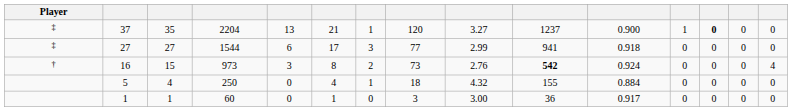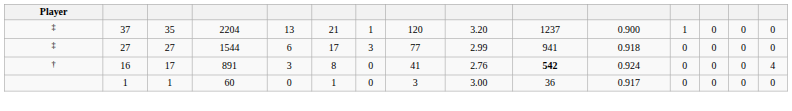(479, 29) 3.27 -> (479, 29) 3.20
(714, 29) bold -> (714, 29) normal
(170, 66) 15 -> (170, 66) 17
(230, 66) 973 -> (230, 66) 891
(371, 66) 2 -> (371, 66) 0
(415, 66) 73 -> (415, 66) 41
- row: (125, 83)
